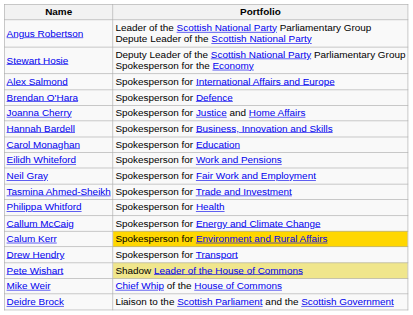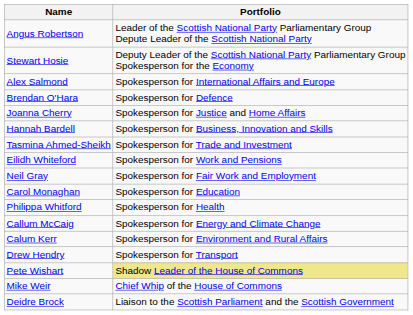rows swapped: (59, 192) <-> (43, 144)
(221, 239) gold background -> (221, 239) no background
